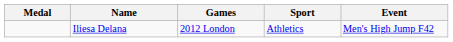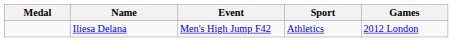columns swapped: (221, 12) <-> (394, 12)
